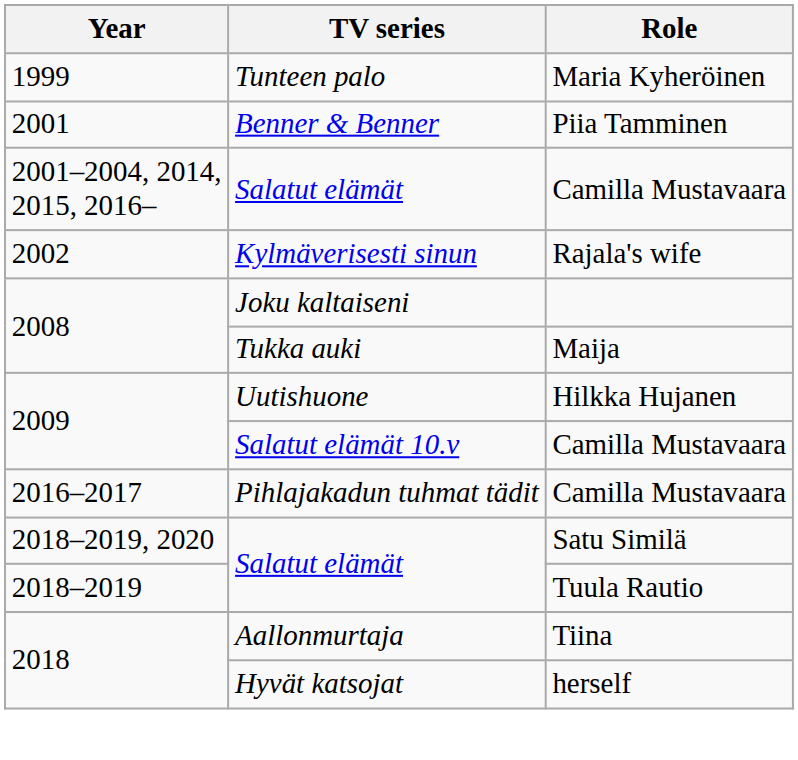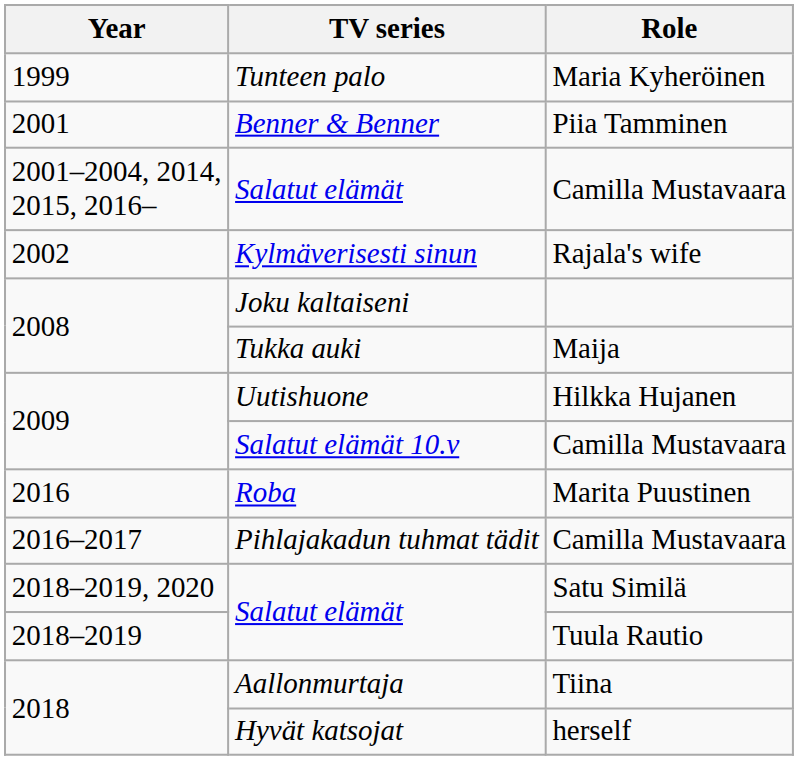+ row: (266, 492)
